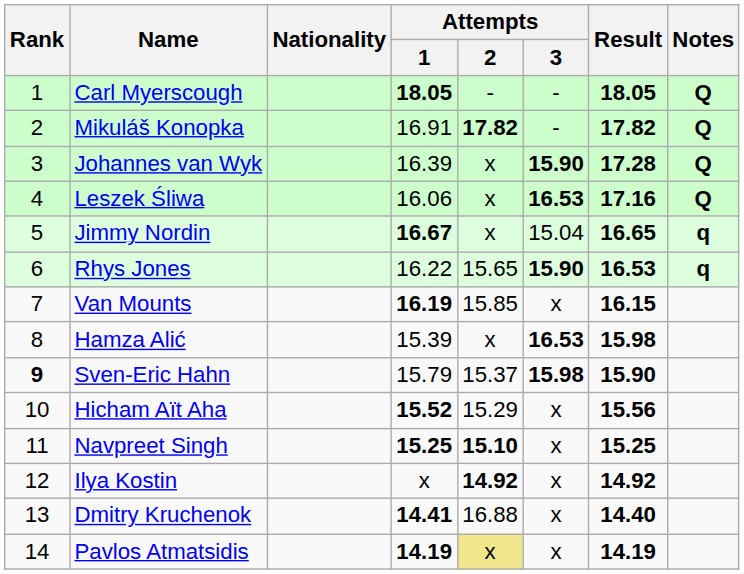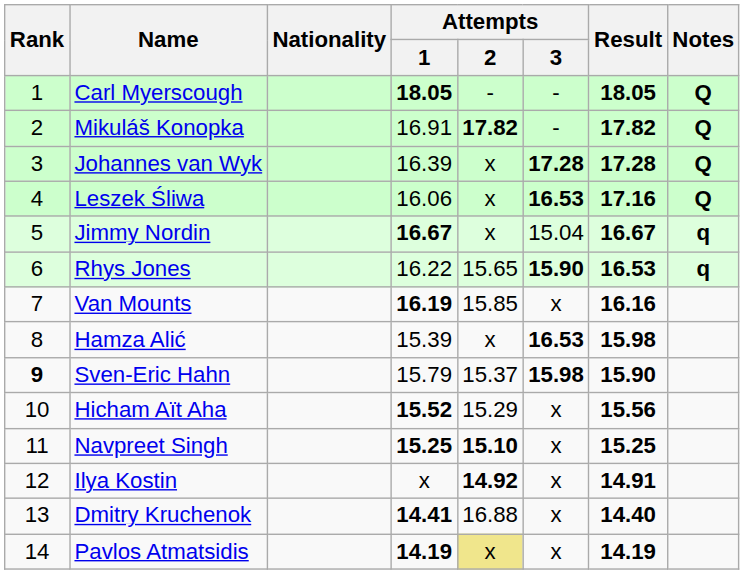(556, 163) 15.90 -> (556, 163) 17.28
(628, 233) 16.65 -> (628, 233) 16.67
(628, 304) 16.15 -> (628, 304) 16.16
(628, 480) 14.92 -> (628, 480) 14.91
